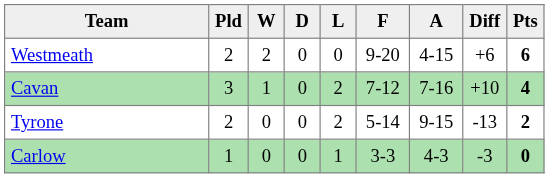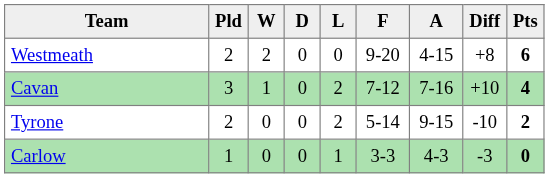(485, 54) +6 -> (485, 54) +8
(485, 122) -13 -> (485, 122) -10
